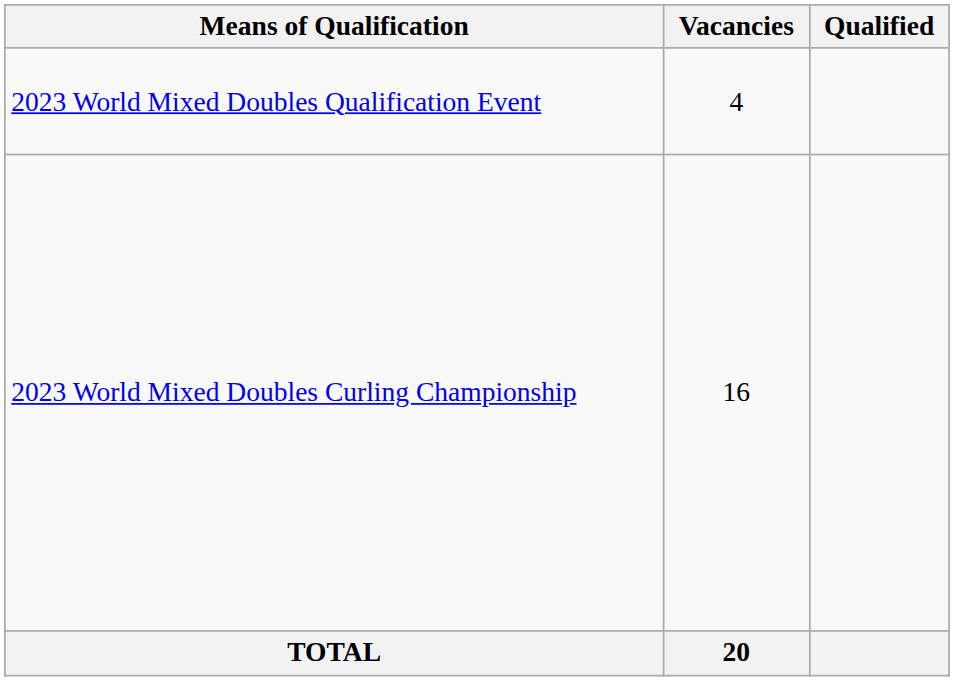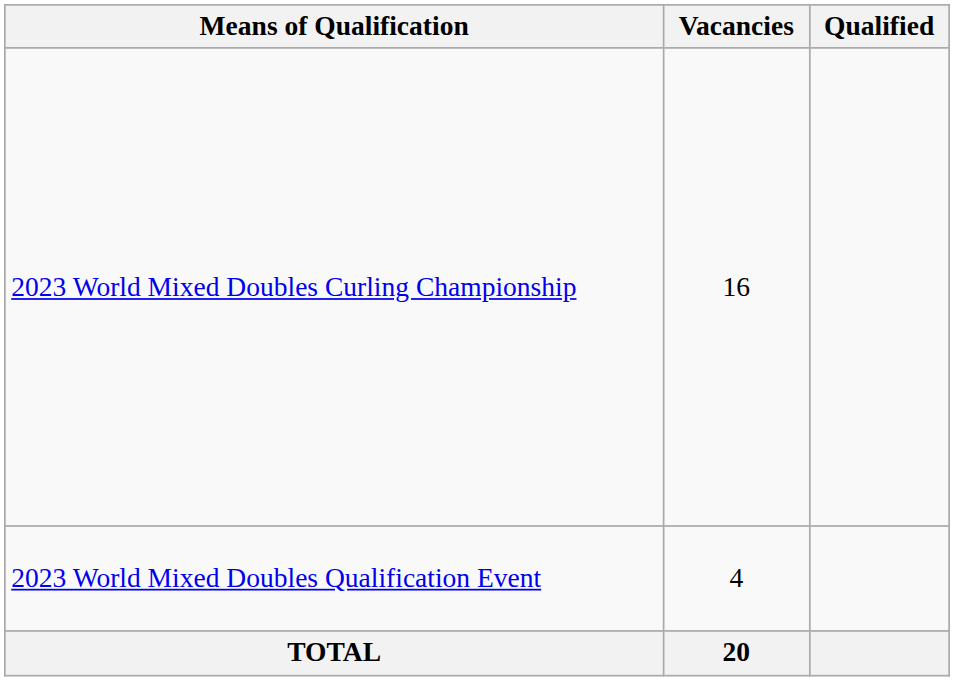rows swapped: (294, 392) <-> (276, 100)
